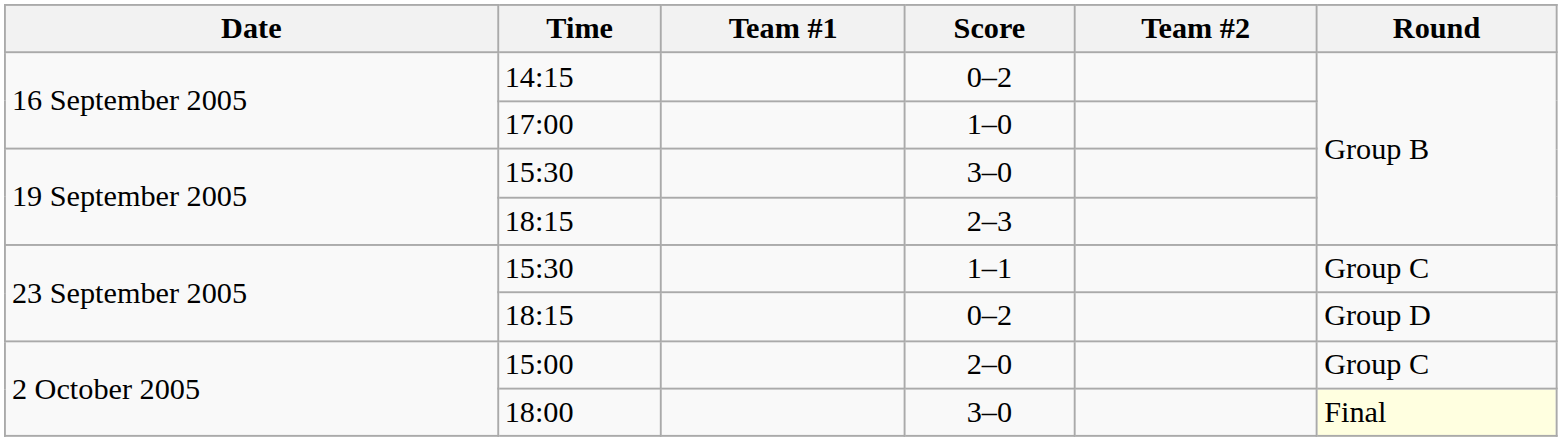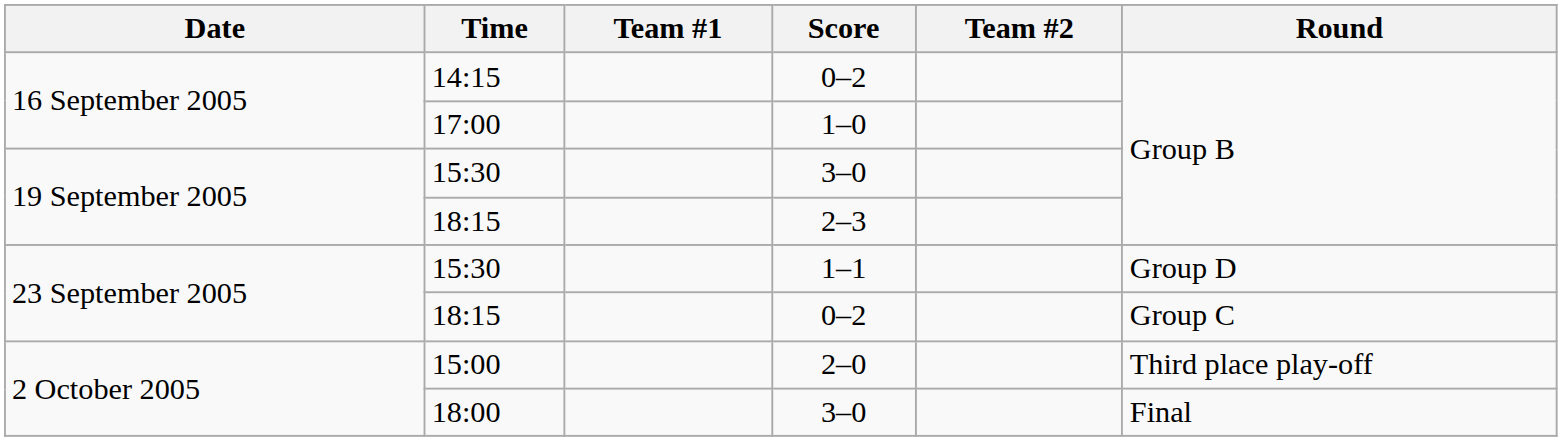(1377, 268) Group C -> (1183, 268) Group D
(1377, 316) Group D -> (1182, 316) Group C
(1377, 364) Group C -> (1251, 364) Third place play-off
(1355, 412) lightyellow background -> (1161, 412) no background
